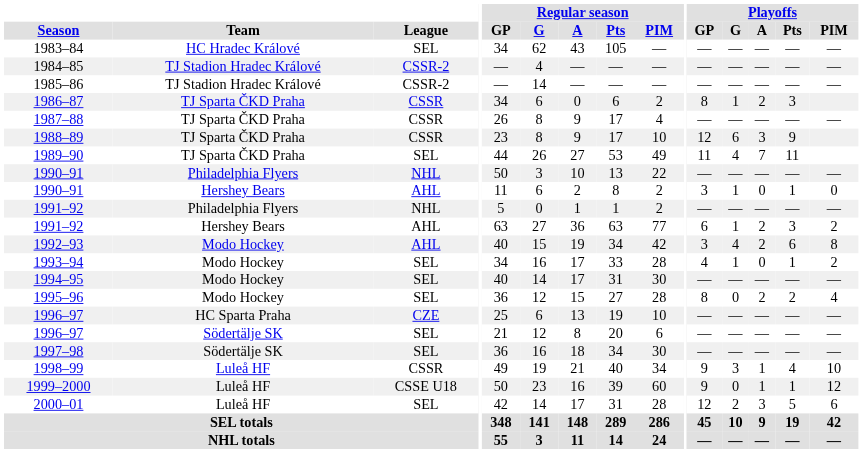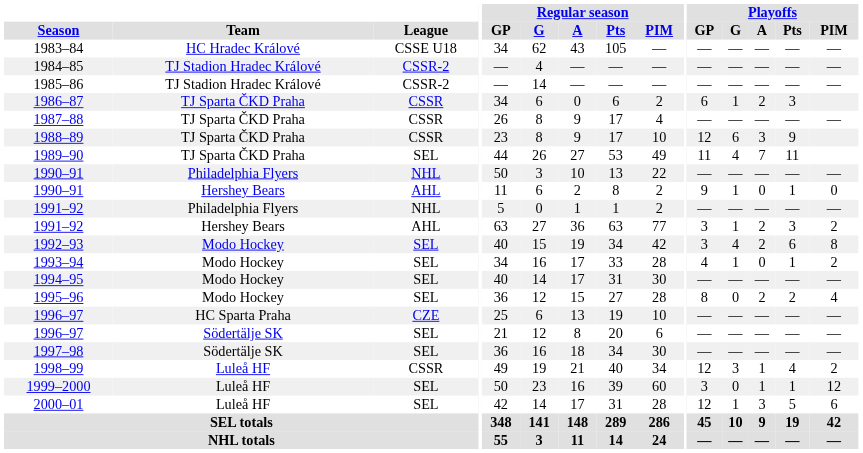(426, 48) SEL -> (426, 48) CSSE U18
(704, 101) 8 -> (704, 101) 6
(704, 190) 3 -> (704, 190) 9
(704, 226) 6 -> (704, 226) 3
(426, 244) AHL -> (426, 244) SEL
(704, 368) 9 -> (704, 368) 12
(834, 368) 10 -> (834, 368) 2
(426, 386) CSSE U18 -> (426, 386) SEL
(704, 386) 9 -> (704, 386) 3
(735, 404) 2 -> (735, 404) 1
